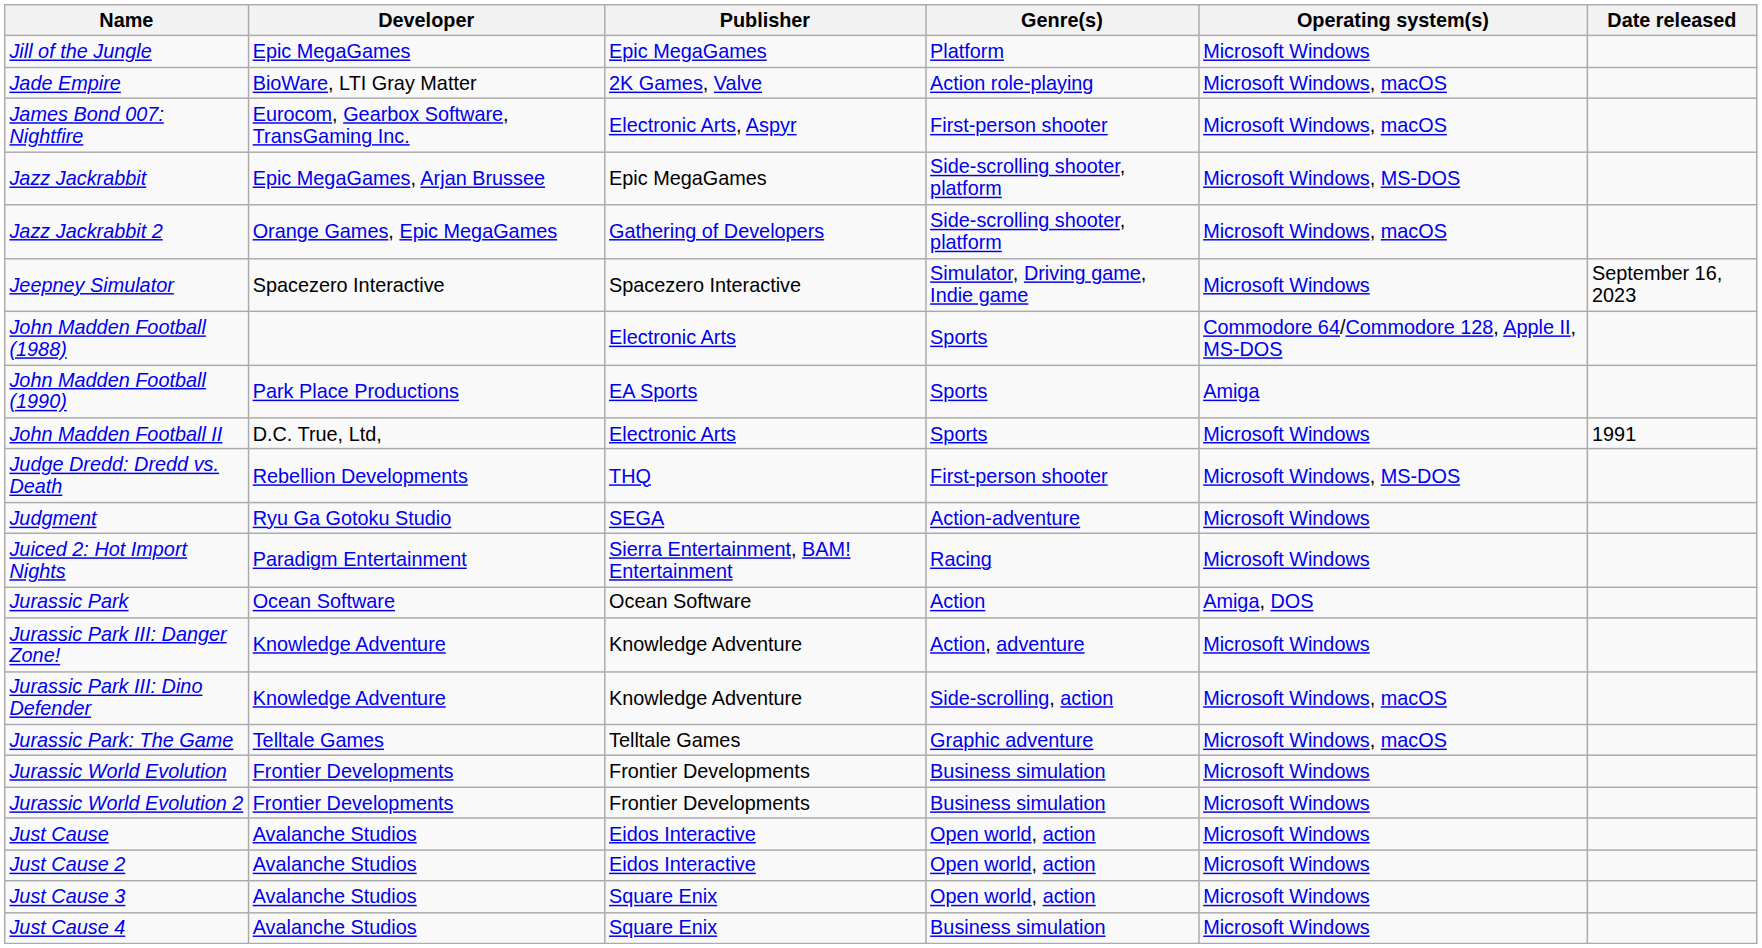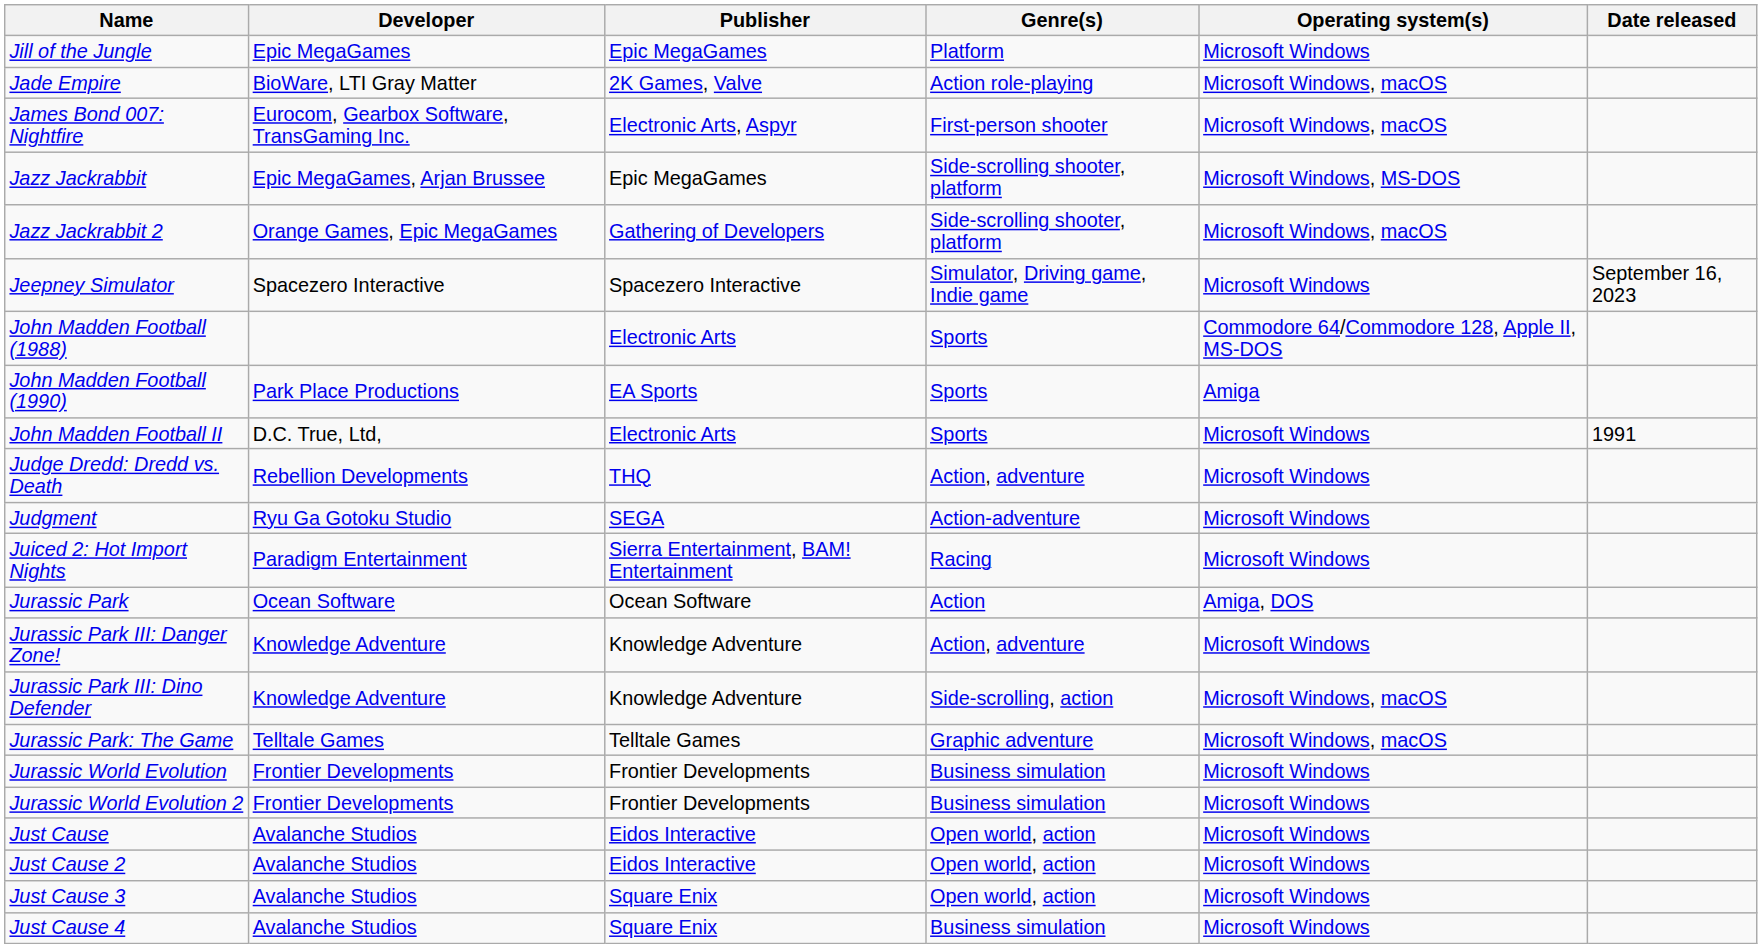(1019, 475) First-person shooter -> (1007, 475) Action, adventure
(1332, 475) Microsoft Windows, MS-DOS -> (1286, 475) Microsoft Windows
